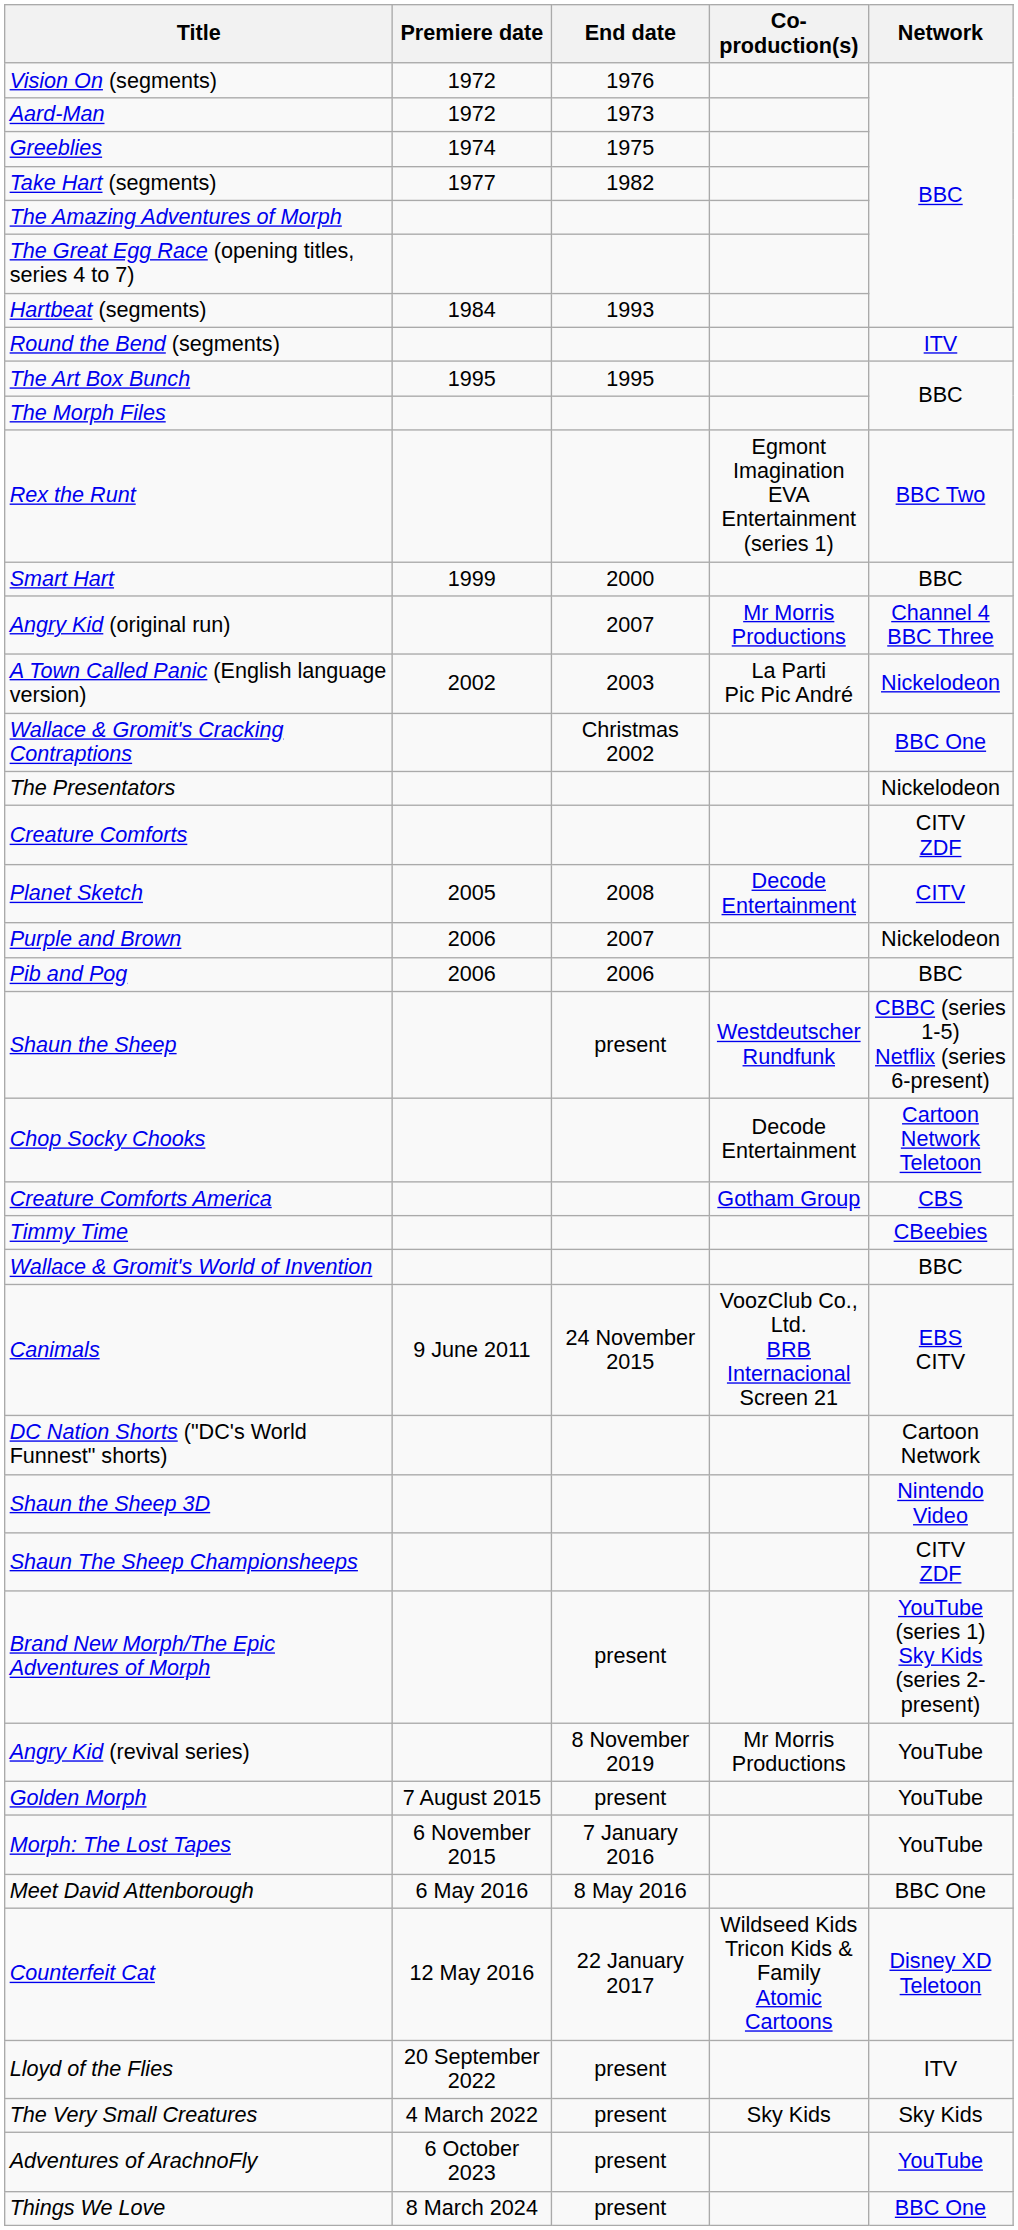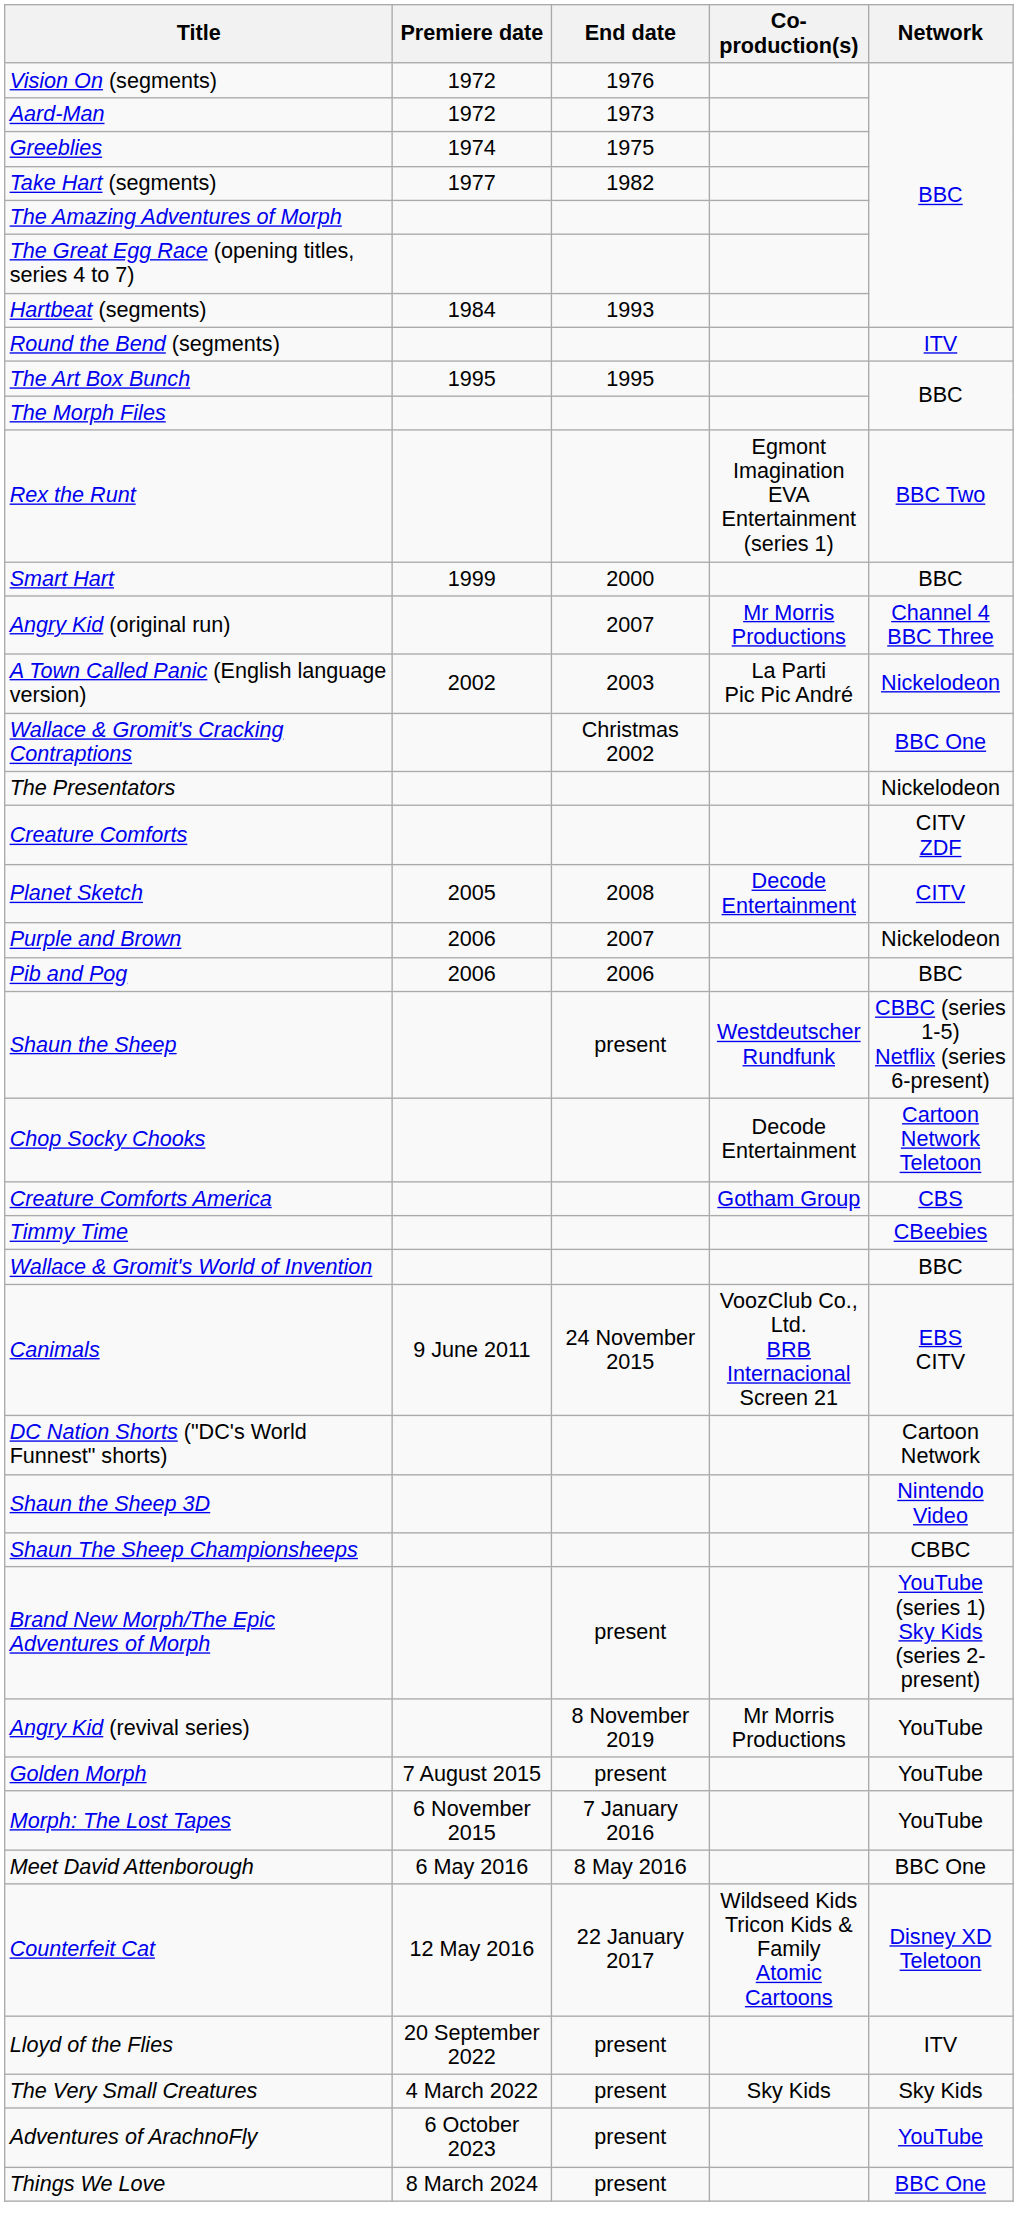(940, 1561) CITV ZDF -> (940, 1549) CBBC
